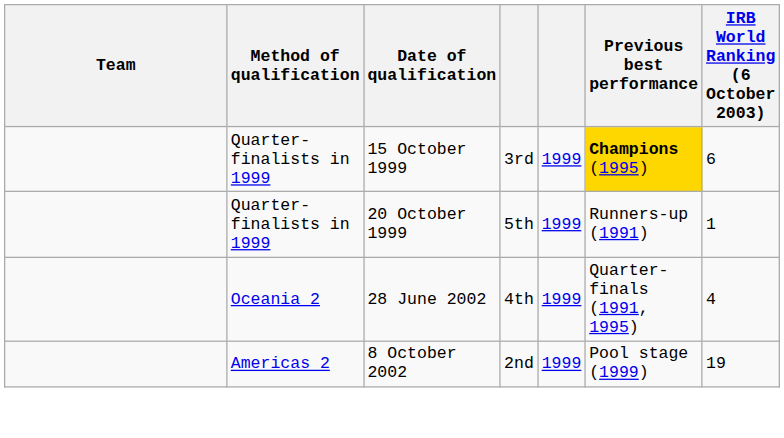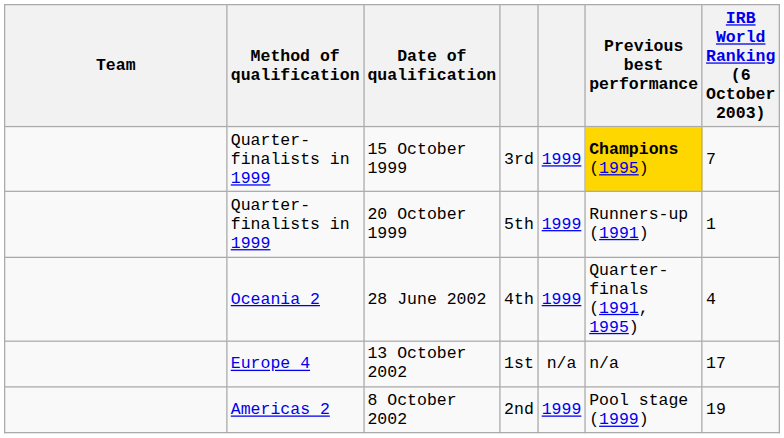(711, 159) 6 -> (711, 159) 7
+ row: (417, 364)
